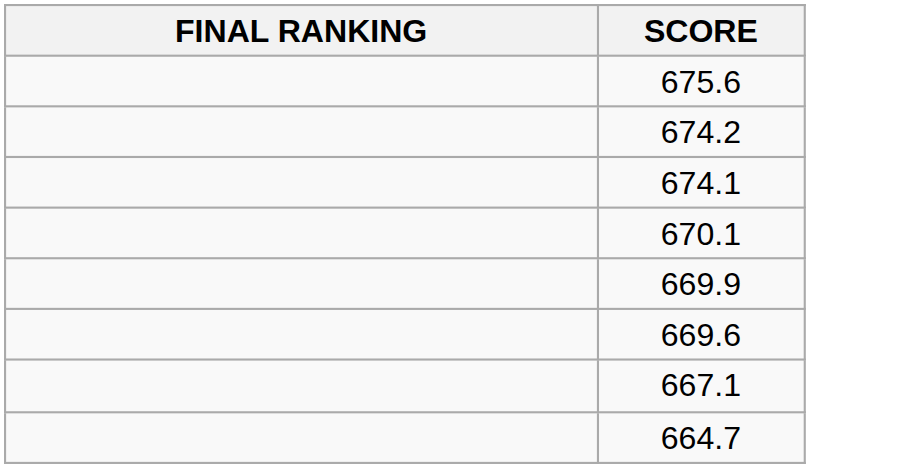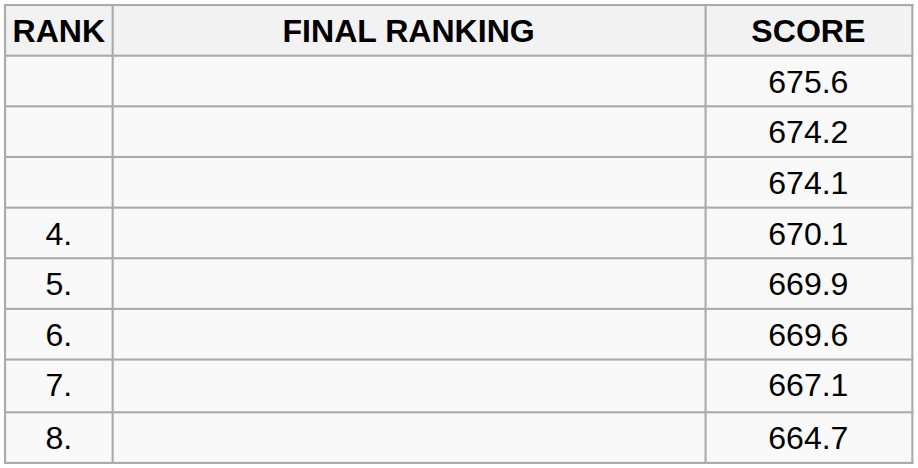+ column: (59, 31)
